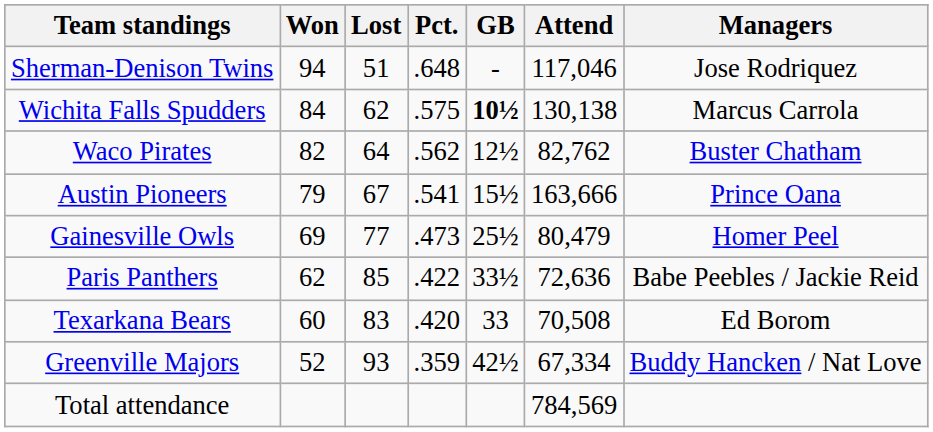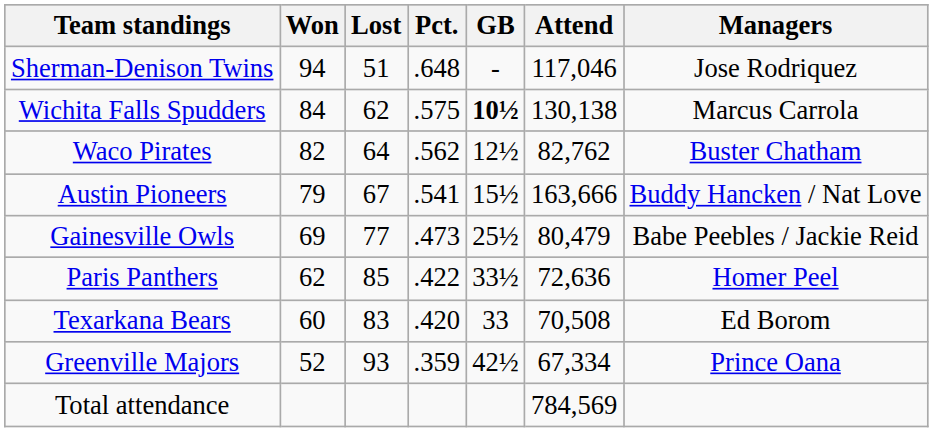(776, 194) Prince Oana -> (776, 194) Buddy Hancken / Nat Love
(776, 236) Homer Peel -> (776, 236) Babe Peebles / Jackie Reid
(776, 278) Babe Peebles / Jackie Reid -> (776, 278) Homer Peel
(776, 362) Buddy Hancken / Nat Love -> (776, 362) Prince Oana
